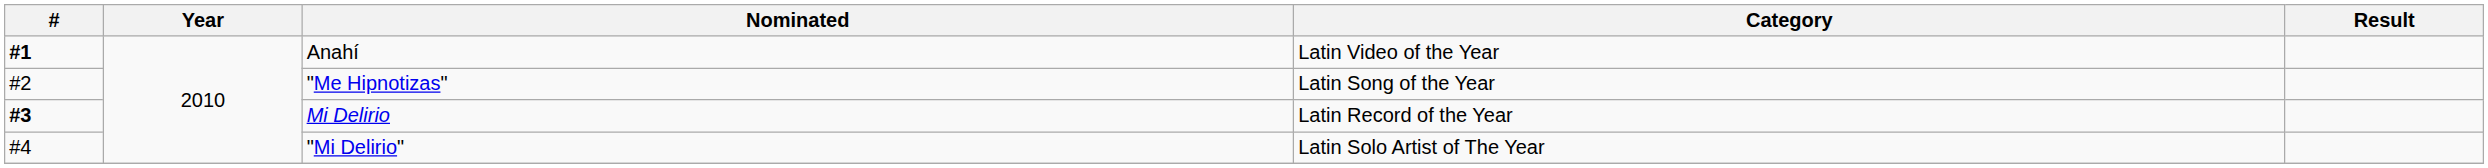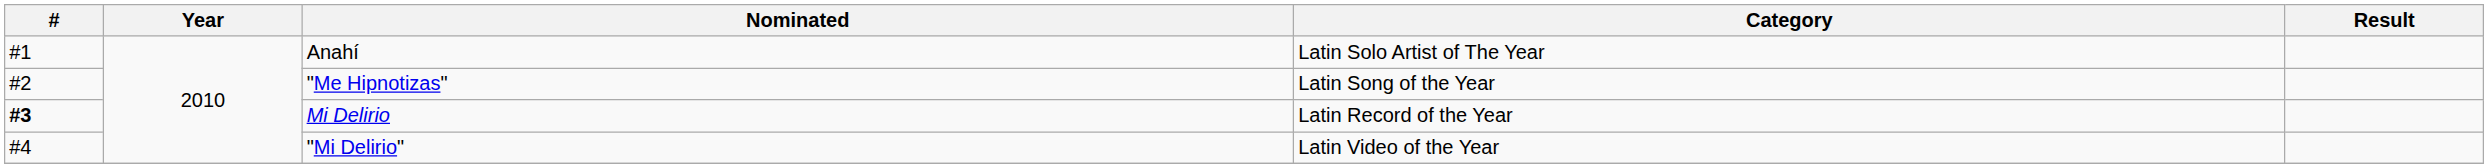(20, 52) bold -> (20, 52) normal
(1399, 52) Latin Video of the Year -> (1421, 52) Latin Solo Artist of The Year
(1421, 147) Latin Solo Artist of The Year -> (1399, 147) Latin Video of the Year
